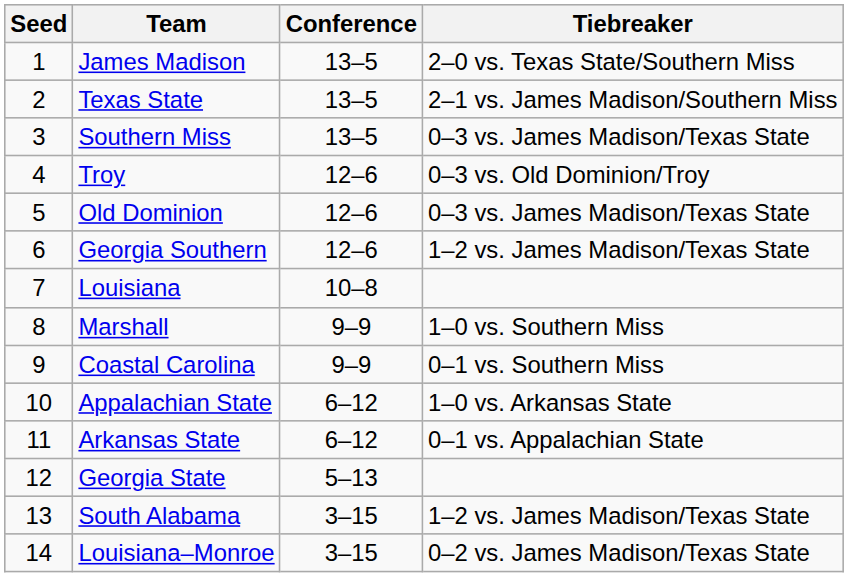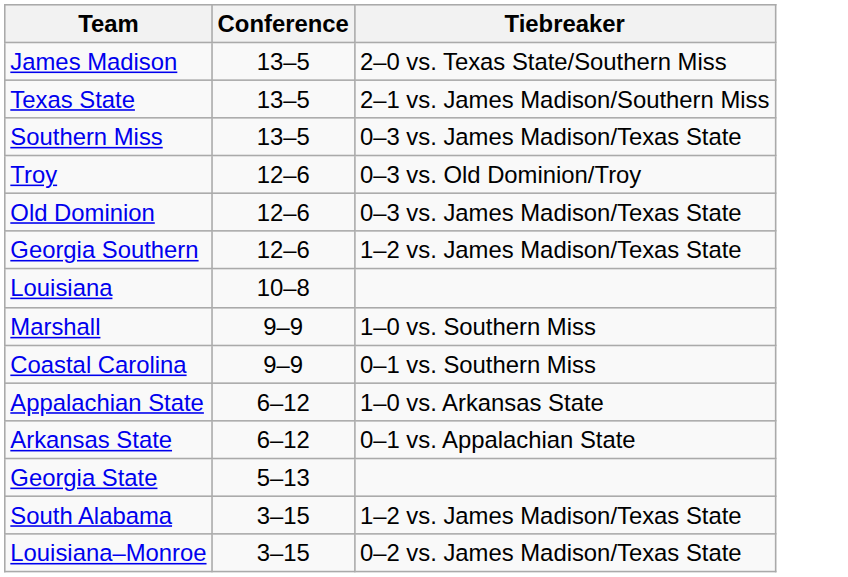- column: (39, 24)
